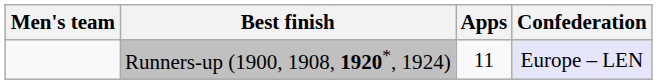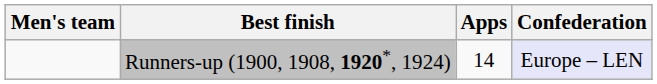(484, 59) 11 -> (484, 59) 14
